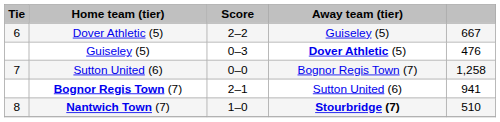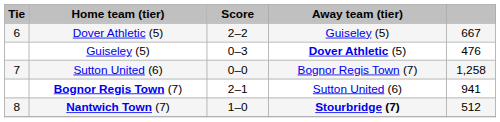(471, 107) 510 -> (471, 107) 512
